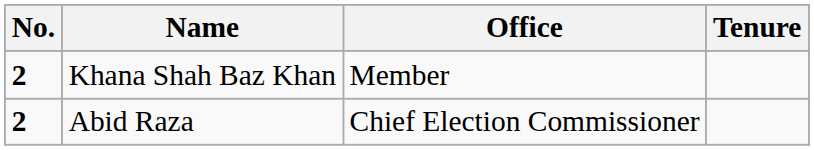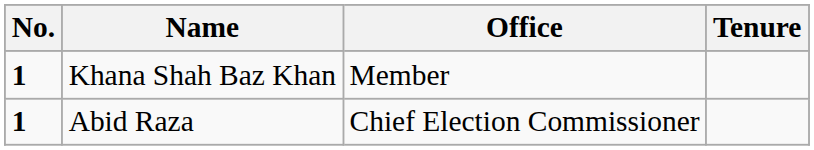(19, 74) 2 -> (19, 74) 1
(19, 121) 2 -> (19, 121) 1
